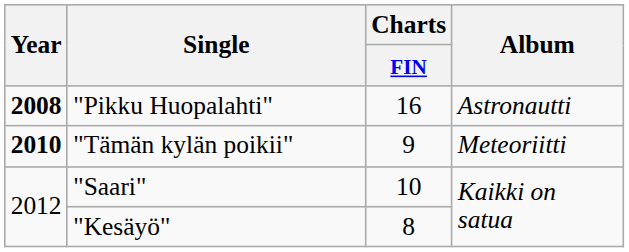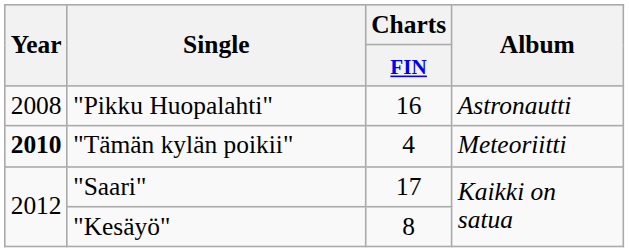(36, 105) bold -> (36, 105) normal
(409, 145) 9 -> (409, 145) 4
(409, 186) 10 -> (409, 186) 17
